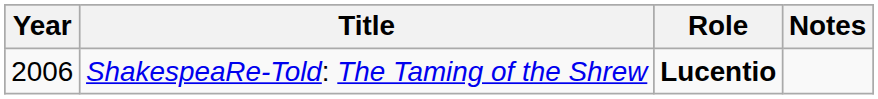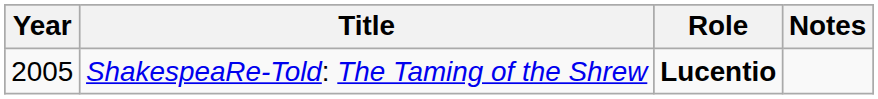(42, 70) 2006 -> (42, 70) 2005
